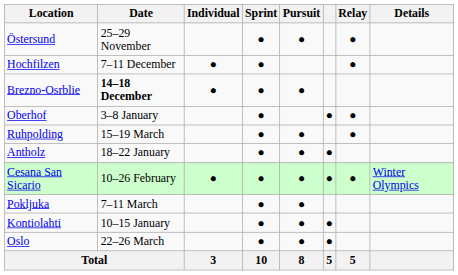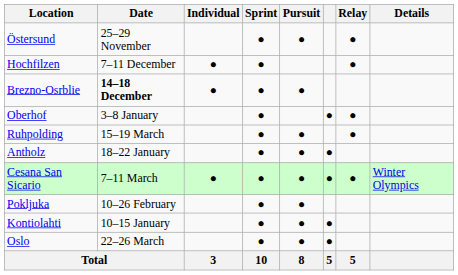(138, 178) 10–26 February -> (129, 178) 7–11 March
(129, 204) 7–11 March -> (138, 204) 10–26 February
